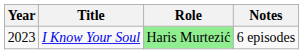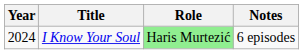(22, 37) 2023 -> (22, 37) 2024
